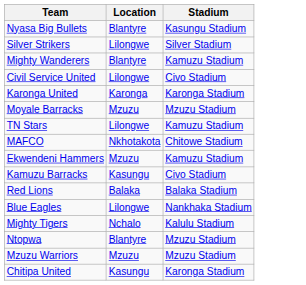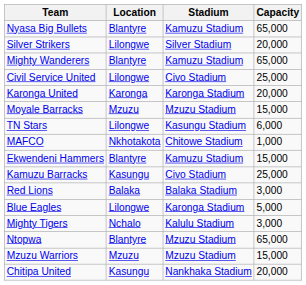+ column: (278, 12)
(206, 28) Kasungu Stadium -> (204, 28) Kamuzu Stadium
(204, 126) Kamuzu Stadium -> (206, 126) Kasungu Stadium
(124, 158) Mzuzu -> (128, 158) Blantyre
(208, 207) Nankhaka Stadium -> (205, 207) Karonga Stadium
(205, 272) Karonga Stadium -> (208, 272) Nankhaka Stadium
